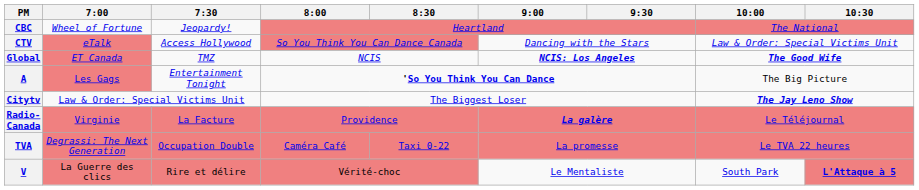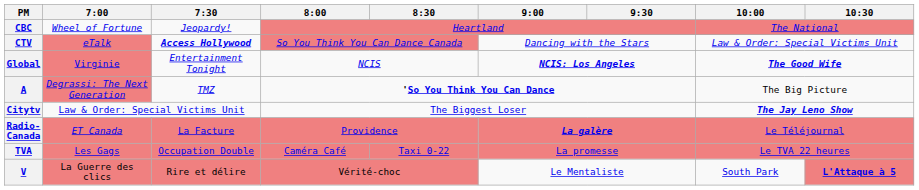(206, 42) normal -> (206, 42) bold
(97, 58) ET Canada -> (97, 63) Virginie
(206, 58) TMZ -> (206, 63) Entertainment Tonight
(97, 78) Les Gags -> (97, 89) Degrassi: The Next Generation
(206, 78) Entertainment Tonight -> (206, 89) TMZ
(97, 120) Virginie -> (97, 131) ET Canada
(97, 146) Degrassi: The Next Generation -> (97, 151) Les Gags
